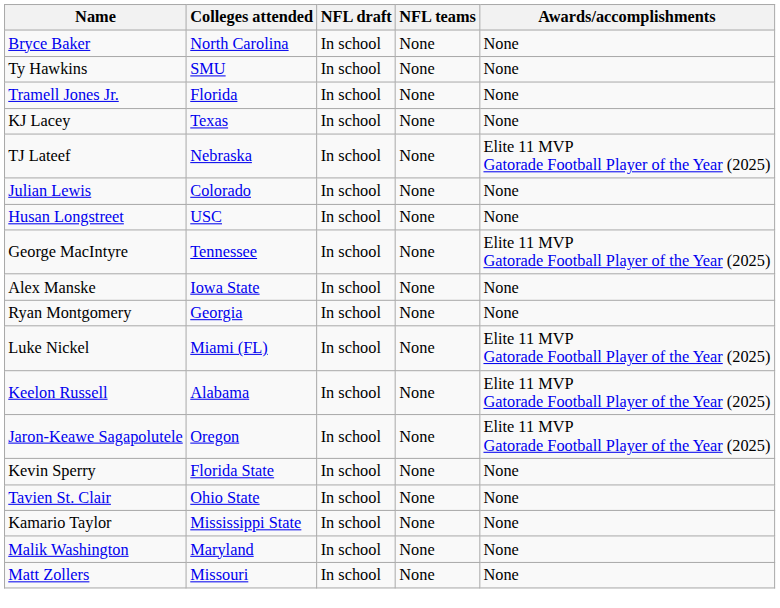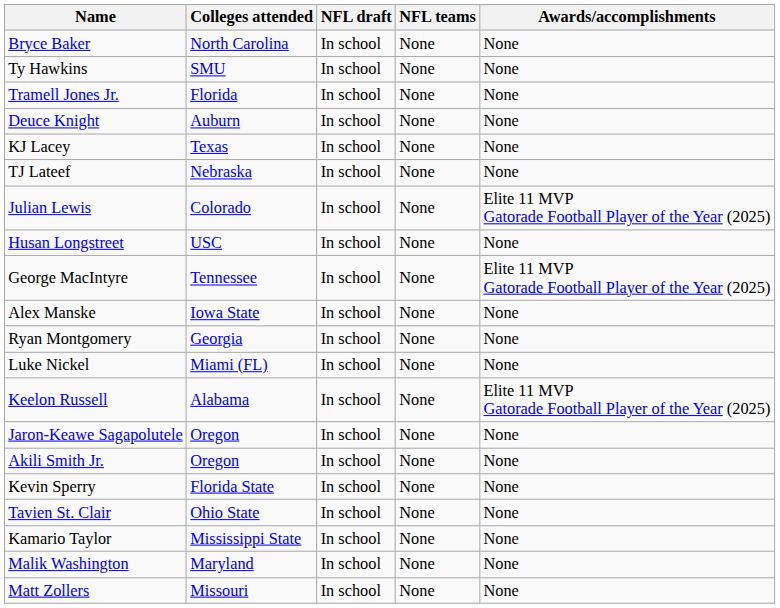+ row: (54, 120)
(627, 156) Elite 11 MVP Gatorade Football Player of the Year (2025) -> (501, 172) None
(501, 191) None -> (627, 207) Elite 11 MVP Gatorade Football Player of the Year (2025)
(627, 348) Elite 11 MVP Gatorade Football Player of the Year (2025) -> (501, 364) None
(627, 436) Elite 11 MVP Gatorade Football Player of the Year (2025) -> (501, 434) None
+ row: (56, 460)
